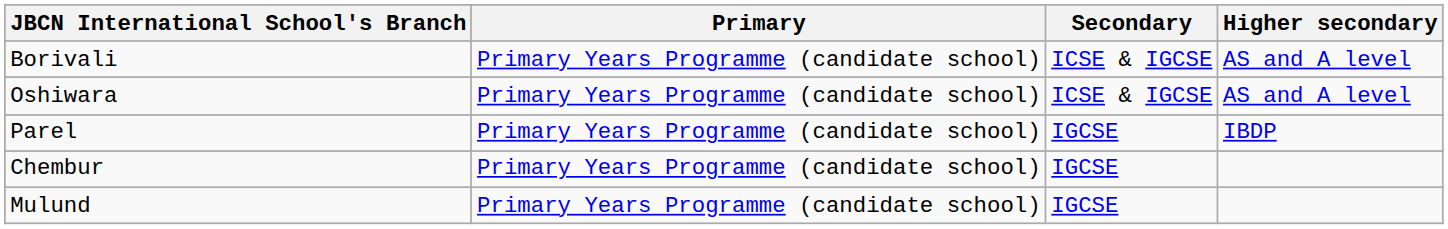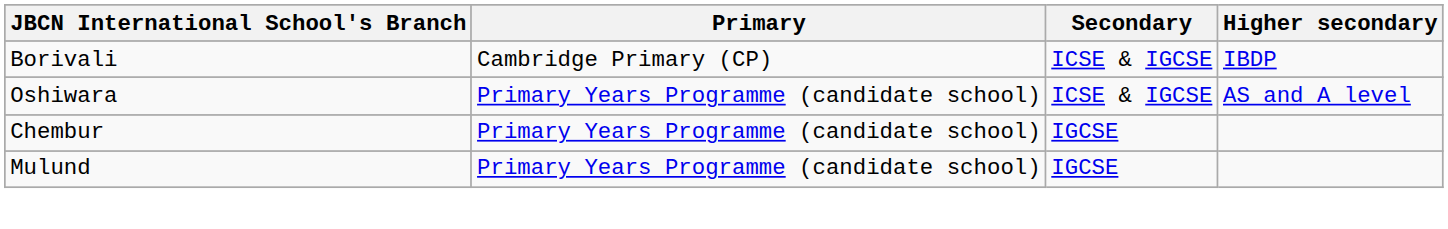(759, 60) Primary Years Programme (candidate school) -> (625, 60) Cambridge Primary (CP)
(1317, 60) AS and A level -> (1250, 60) IBDP
- row: (44, 132)
